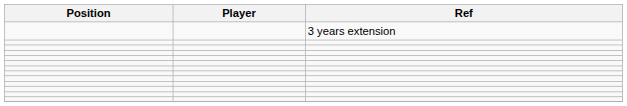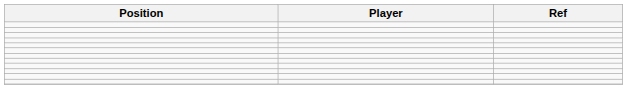- row: (89, 31)
